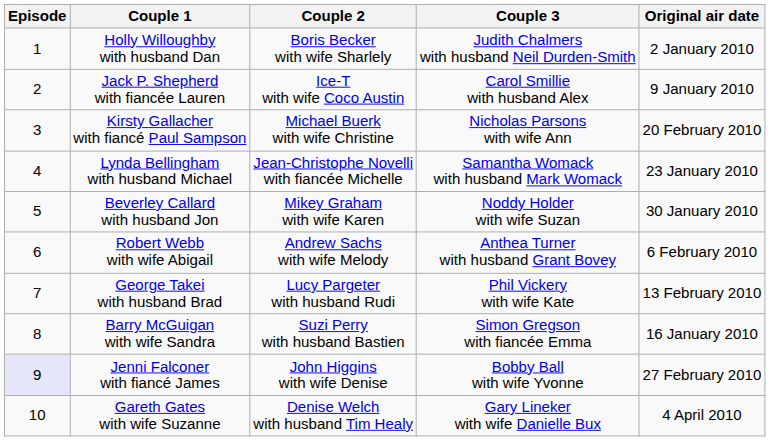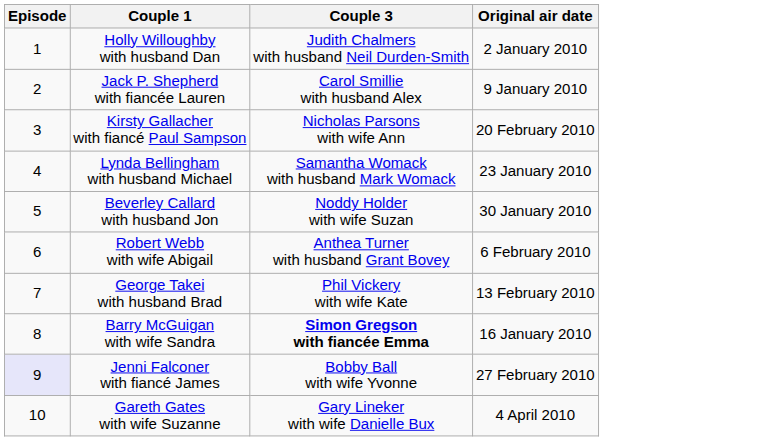- column: (333, 16)
(528, 334) normal -> (361, 334) bold
